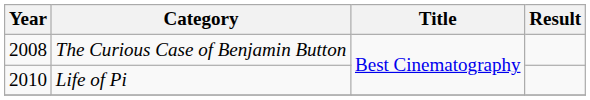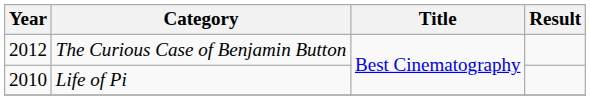(28, 49) 2008 -> (28, 49) 2012
